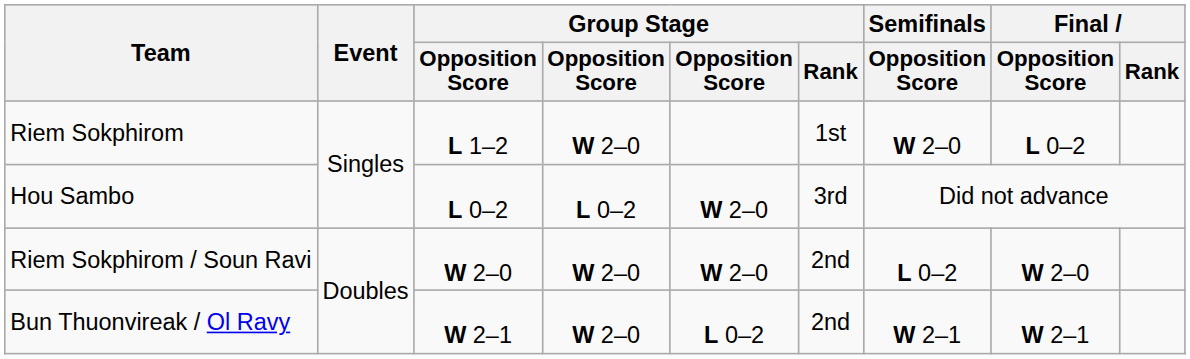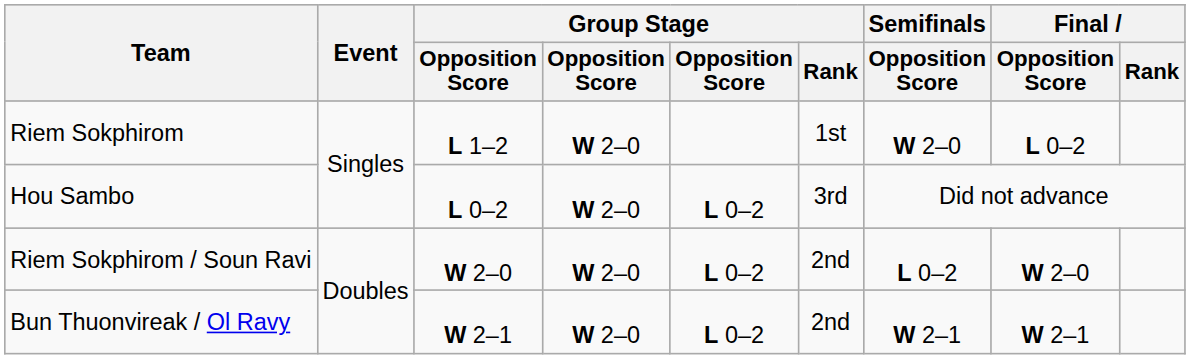(606, 210) L 0–2 -> (606, 210) W 2–0
(734, 210) W 2–0 -> (734, 210) L 0–2
(734, 273) W 2–0 -> (734, 273) L 0–2
